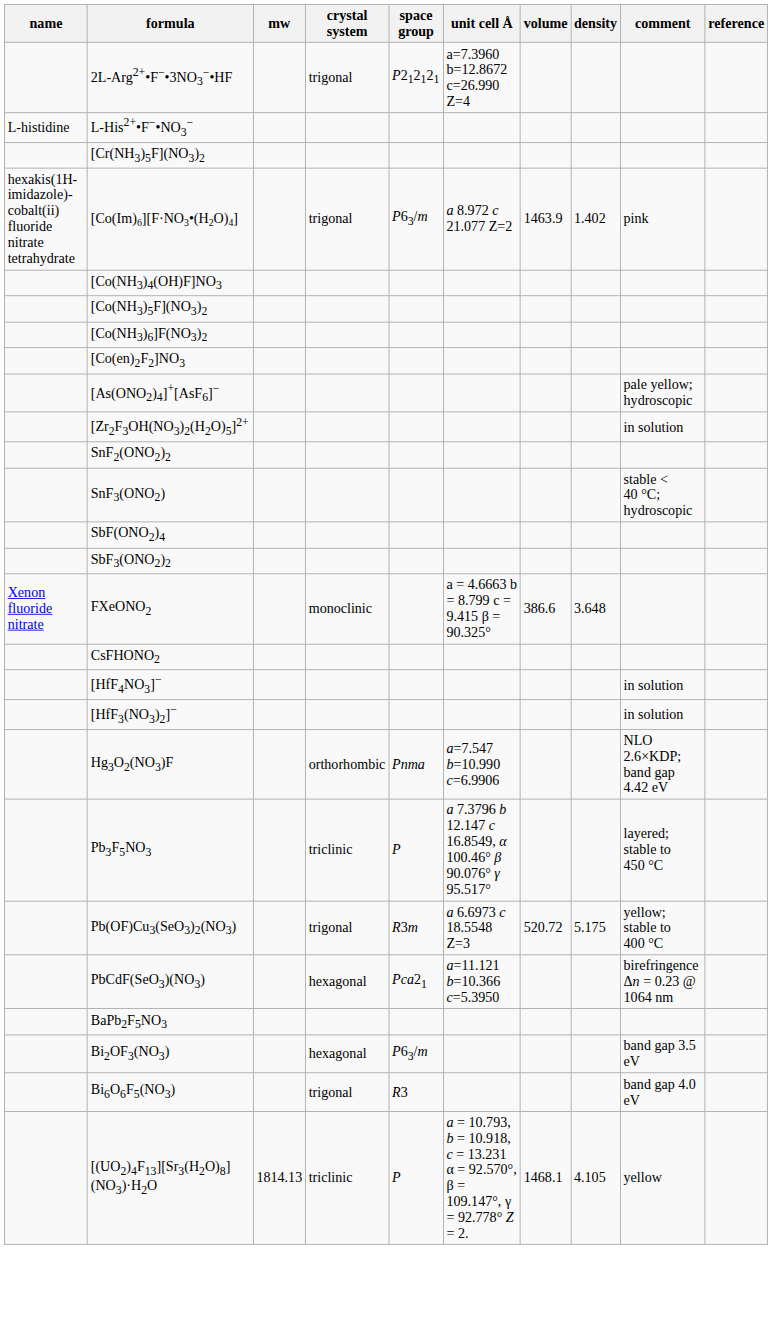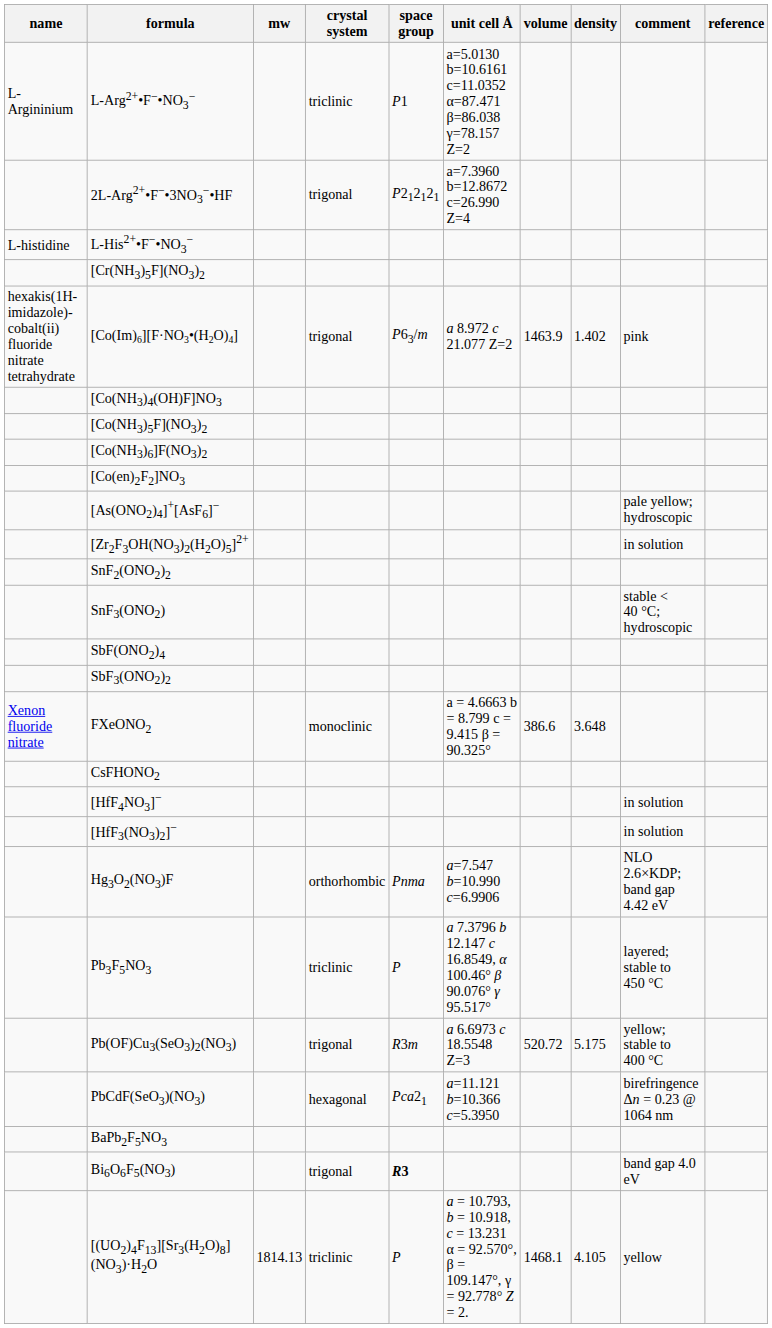+ row: (143, 101)
- row: (130, 1054)
(400, 1092) normal -> (400, 1171) bold
